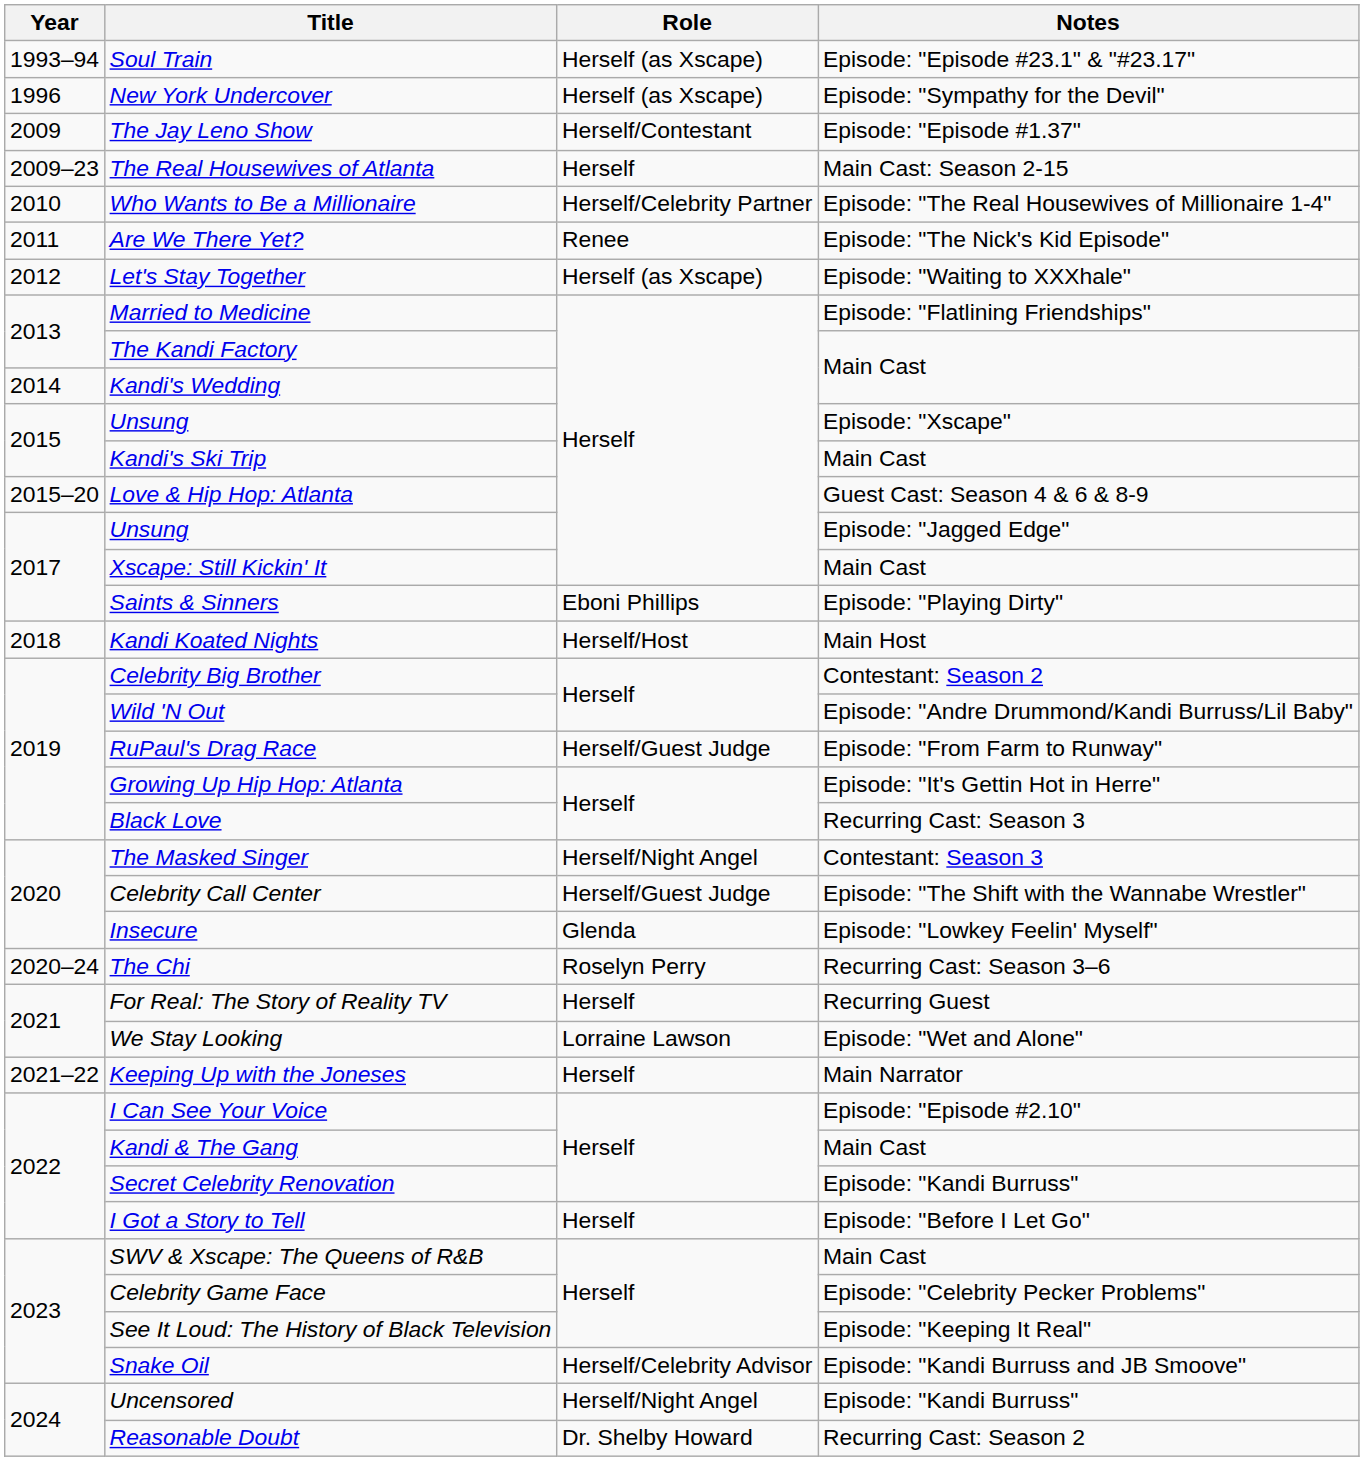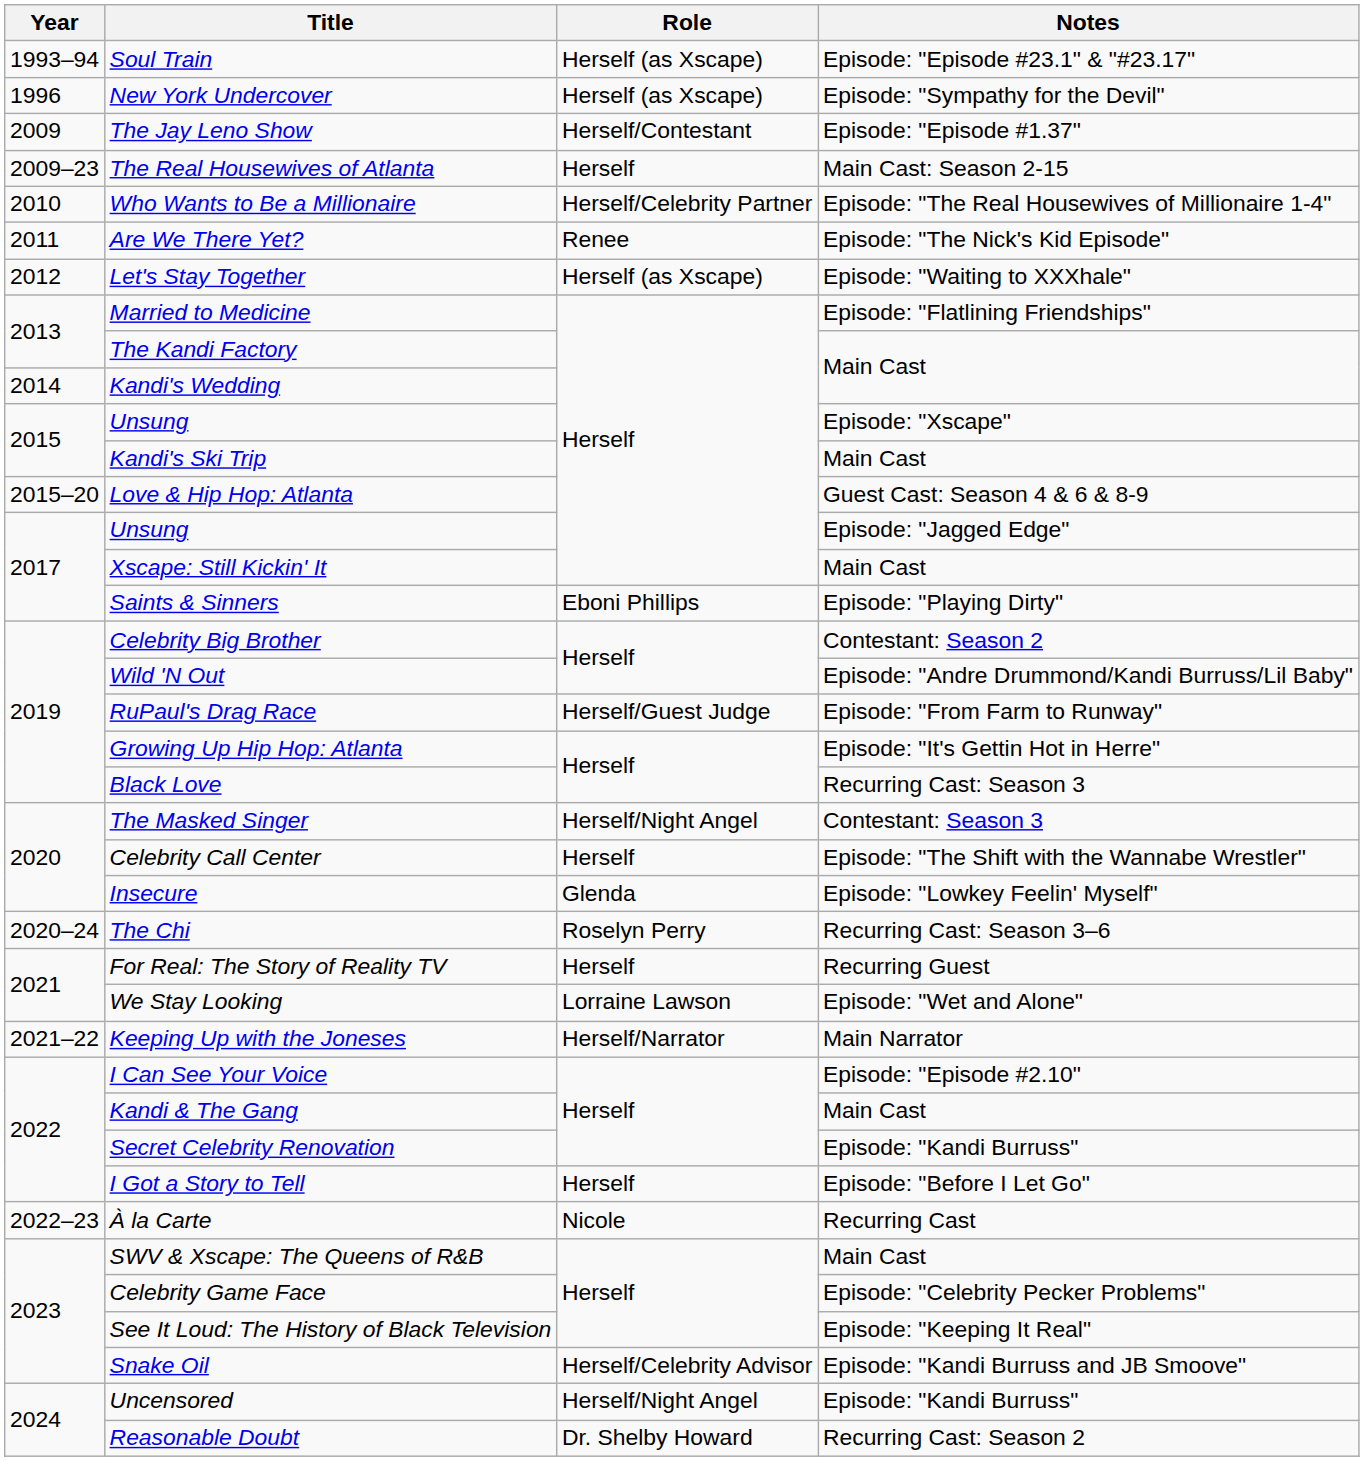- row: (214, 639)
(666, 893) Herself/Guest Judge -> (598, 857) Herself
(598, 1074) Herself -> (643, 1038) Herself/Narrator
+ row: (160, 1220)
